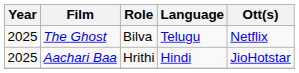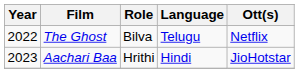(22, 36) 2025 -> (22, 36) 2022
(22, 57) 2025 -> (22, 57) 2023
